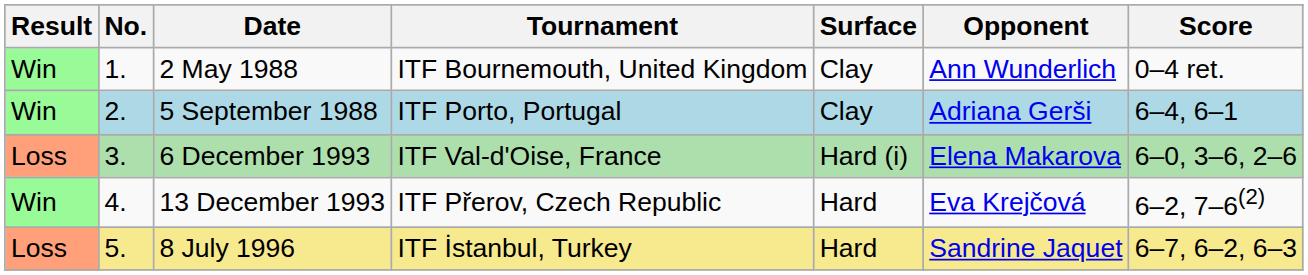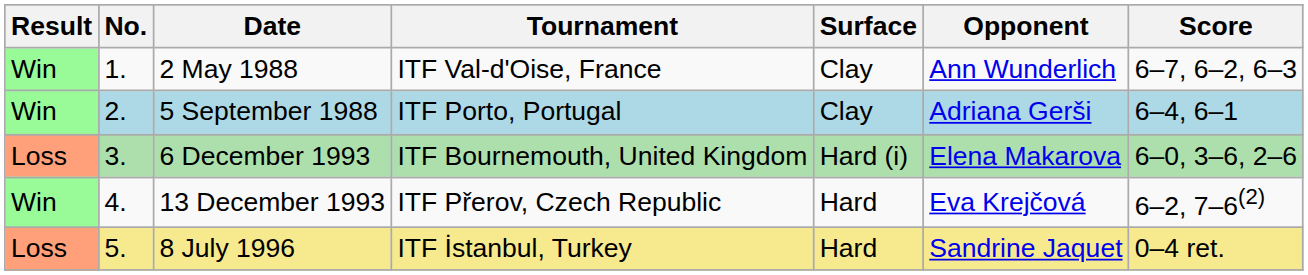(602, 68) ITF Bournemouth, United Kingdom -> (529, 68) ITF Val-d'Oise, France
(1180, 68) 0–4 ret. -> (1216, 68) 6–7, 6–2, 6–3
(529, 154) ITF Val-d'Oise, France -> (602, 154) ITF Bournemouth, United Kingdom
(1216, 248) 6–7, 6–2, 6–3 -> (1180, 248) 0–4 ret.
